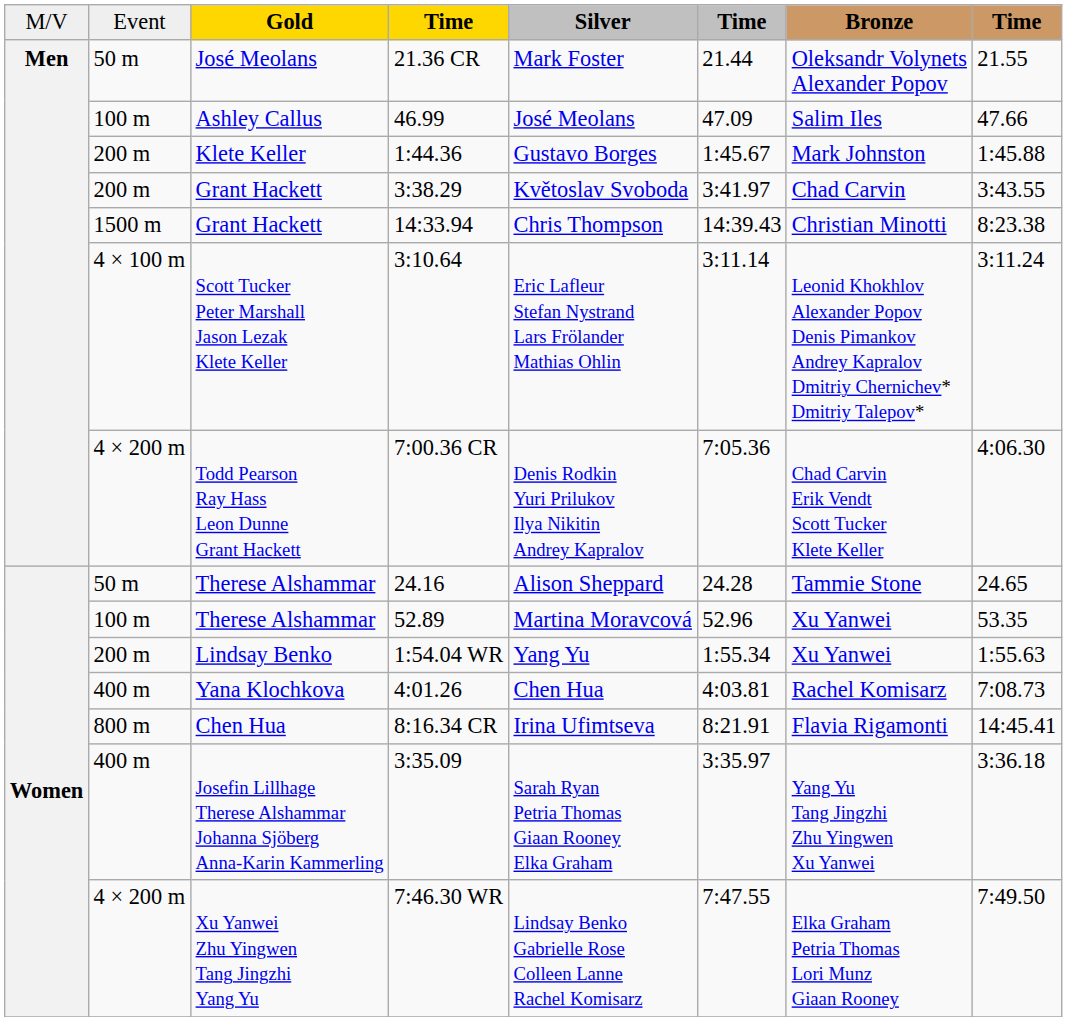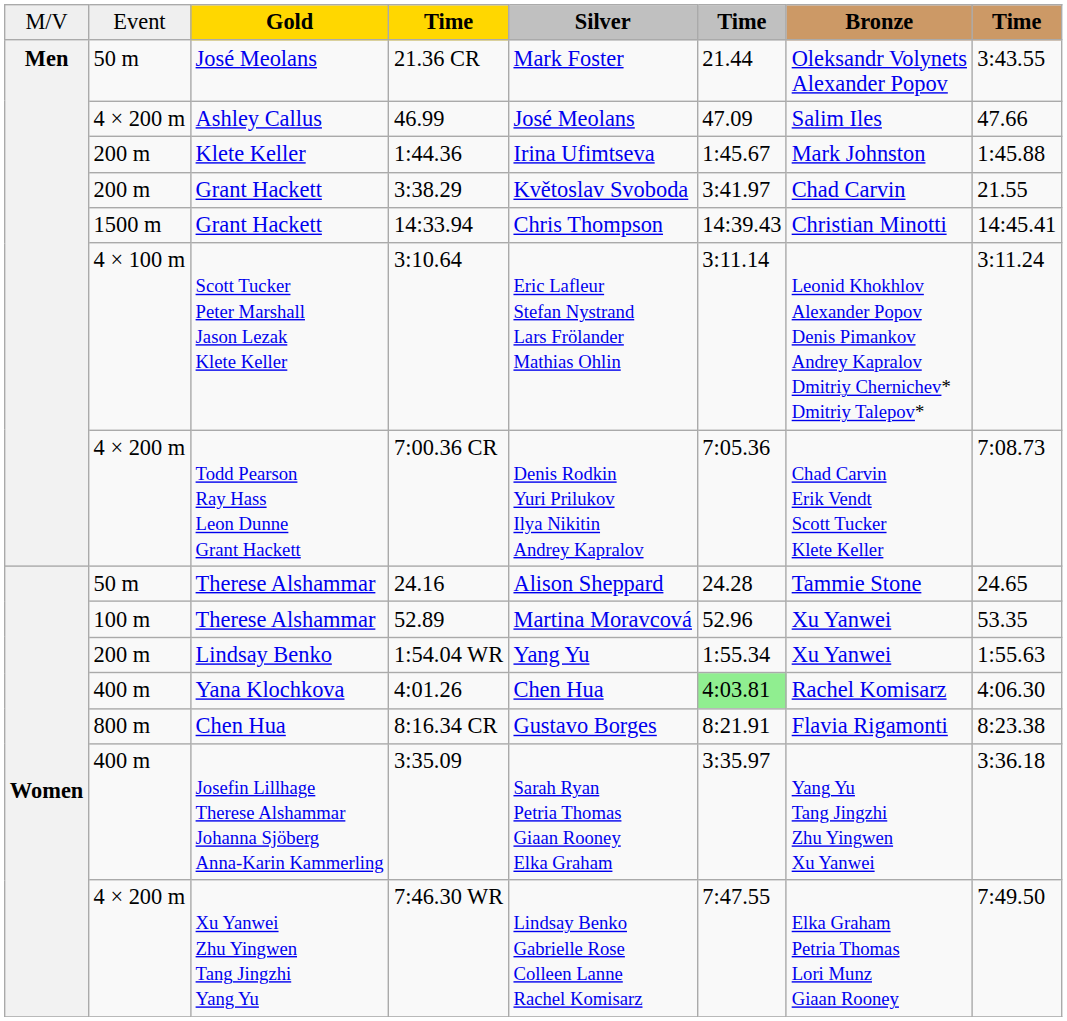(1002, 57) 21.55 -> (1011, 57) 3:43.55
(122, 118) 100 m -> (139, 118) 4 × 200 m
(585, 154) Gustavo Borges -> (584, 154) Irina Ufimtseva
(1011, 189) 3:43.55 -> (1002, 189) 21.55
(1011, 225) 8:23.38 -> (1017, 225) 14:45.41
(1011, 447) 4:06.30 -> (1011, 447) 7:08.73
(736, 690) no background -> (736, 690) lightgreen background
(1011, 690) 7:08.73 -> (1011, 690) 4:06.30
(584, 725) Irina Ufimtseva -> (585, 725) Gustavo Borges
(1017, 725) 14:45.41 -> (1011, 725) 8:23.38
